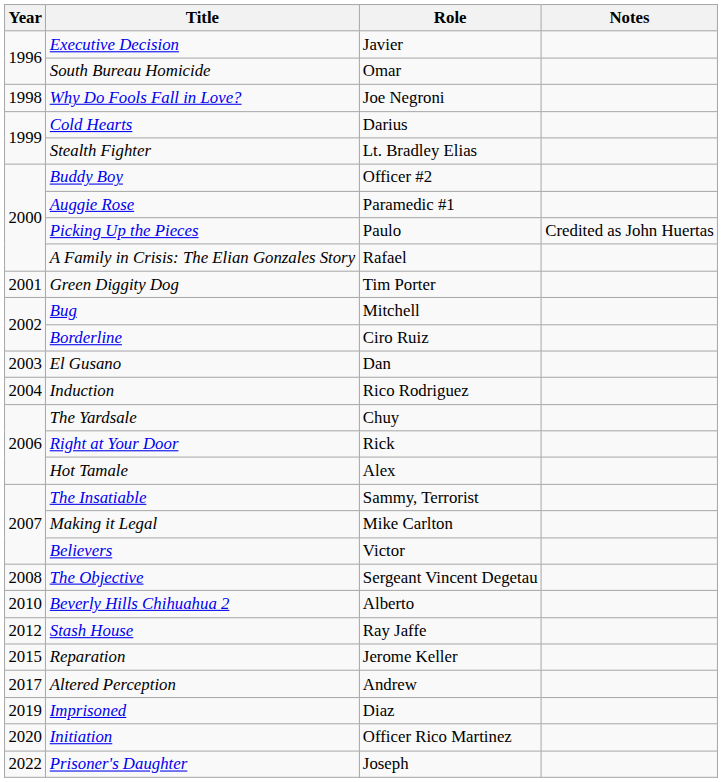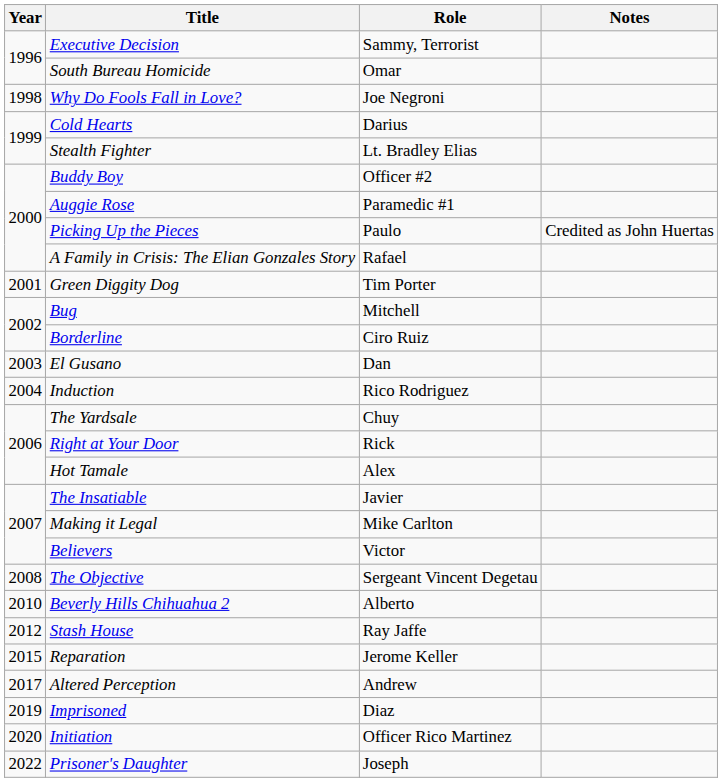(383, 44) Javier -> (421, 44) Sammy, Terrorist
(421, 497) Sammy, Terrorist -> (383, 497) Javier
